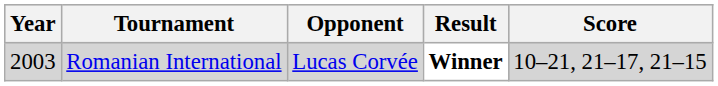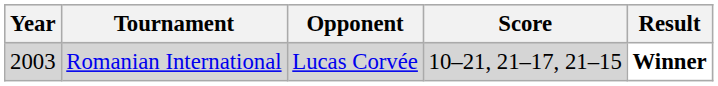columns swapped: (610, 23) <-> (466, 23)
